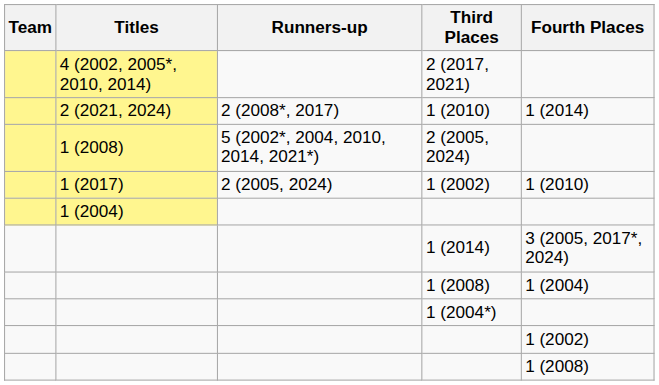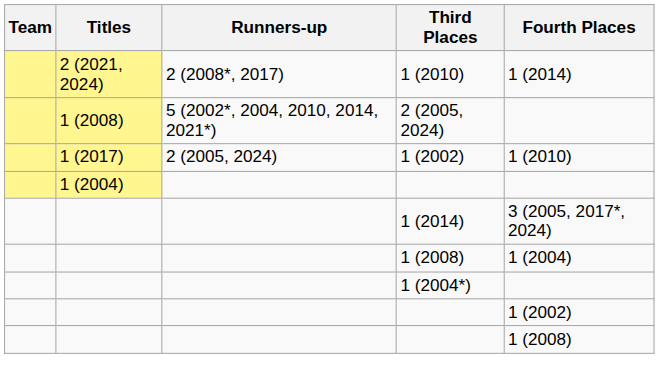- row: (118, 74)
